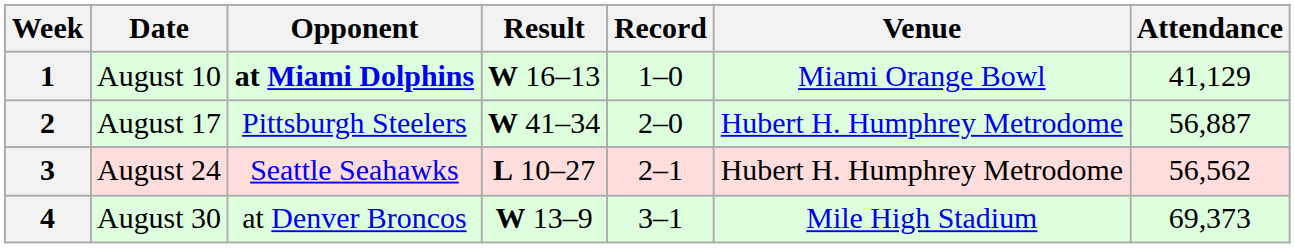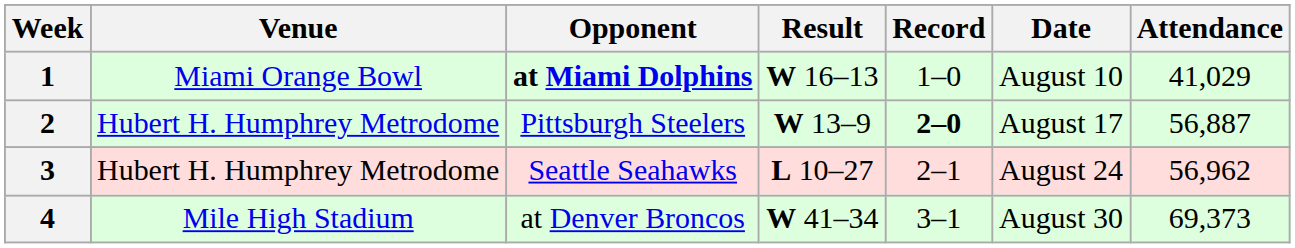columns swapped: (159, 28) <-> (922, 28)
(1210, 75) 41,129 -> (1210, 75) 41,029
(544, 123) W 41–34 -> (822, 123) W 13–9
(660, 123) normal -> (939, 123) bold
(1210, 170) 56,562 -> (1210, 170) 56,962
(544, 218) W 13–9 -> (822, 218) W 41–34
